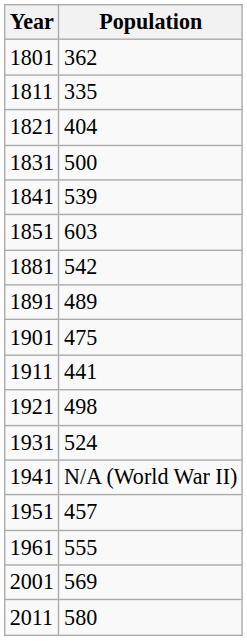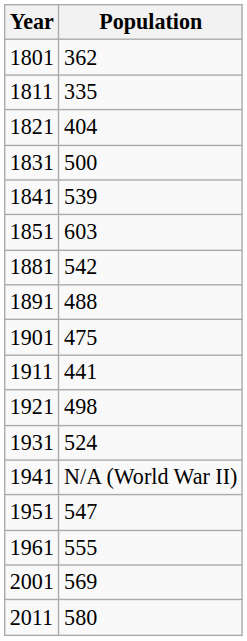(81, 302) 489 -> (81, 302) 488
(81, 512) 457 -> (81, 512) 547
